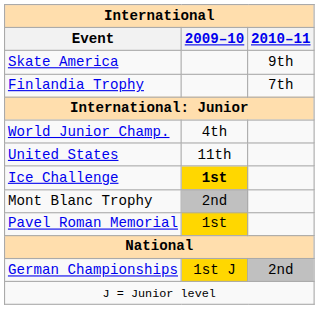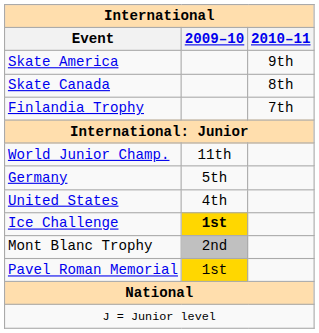+ row: (59, 85)
(214, 132) 4th -> (214, 155) 11th
+ row: (38, 178)
(214, 155) 11th -> (214, 201) 4th
- row: (93, 270)
